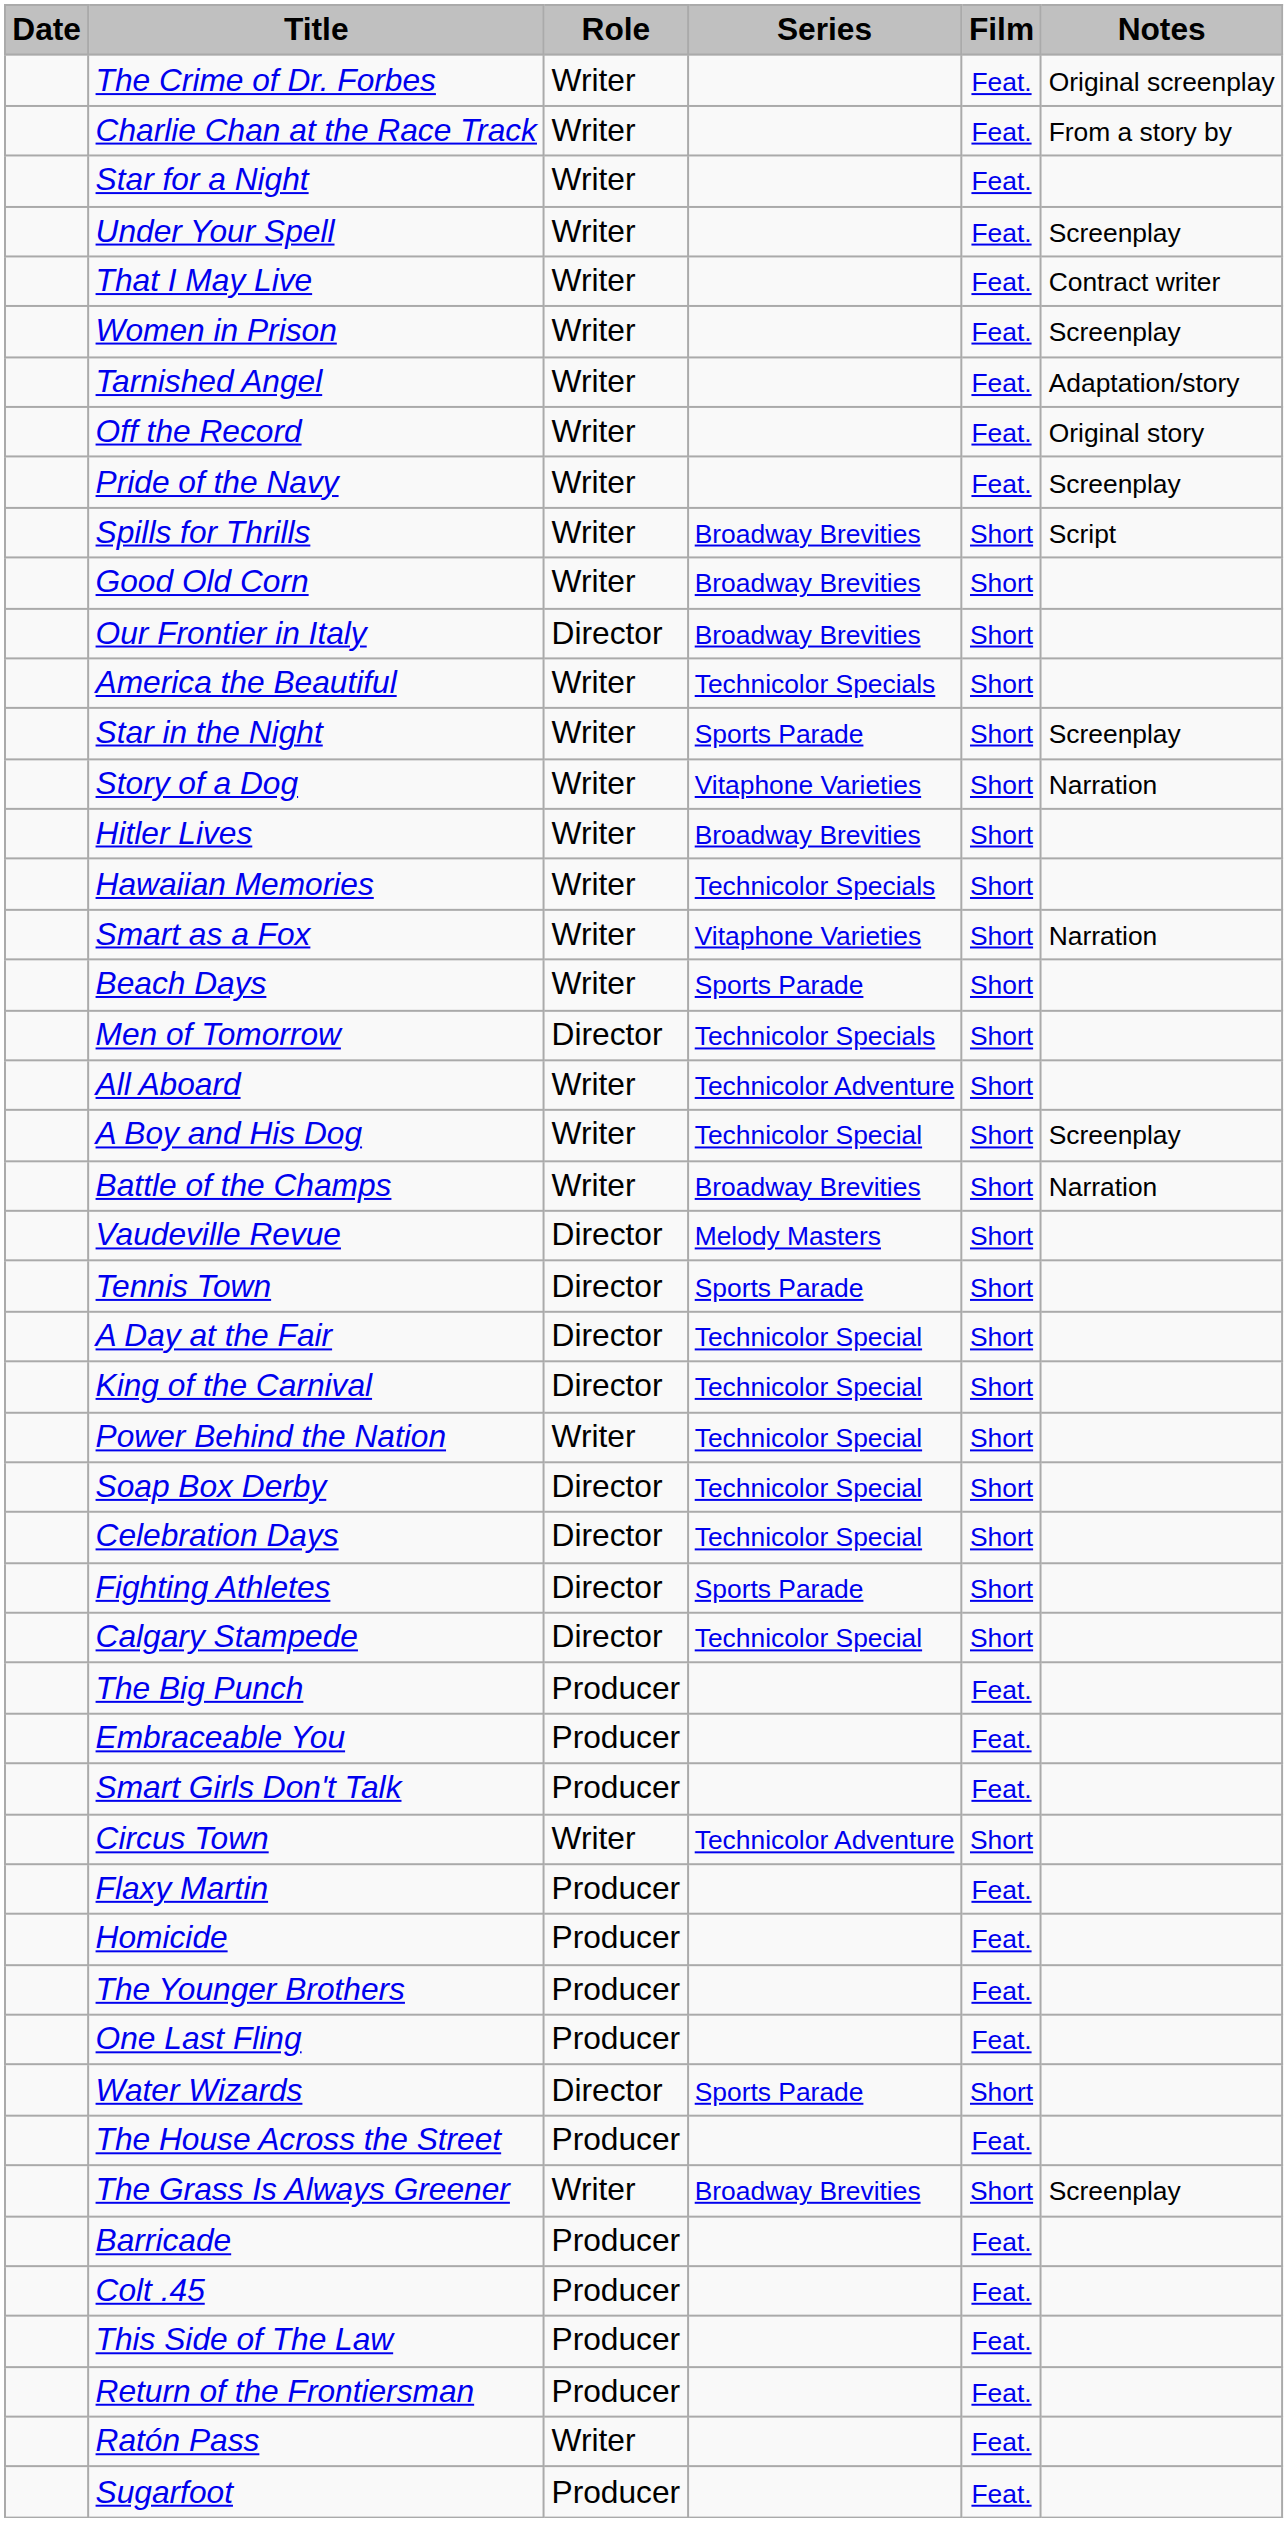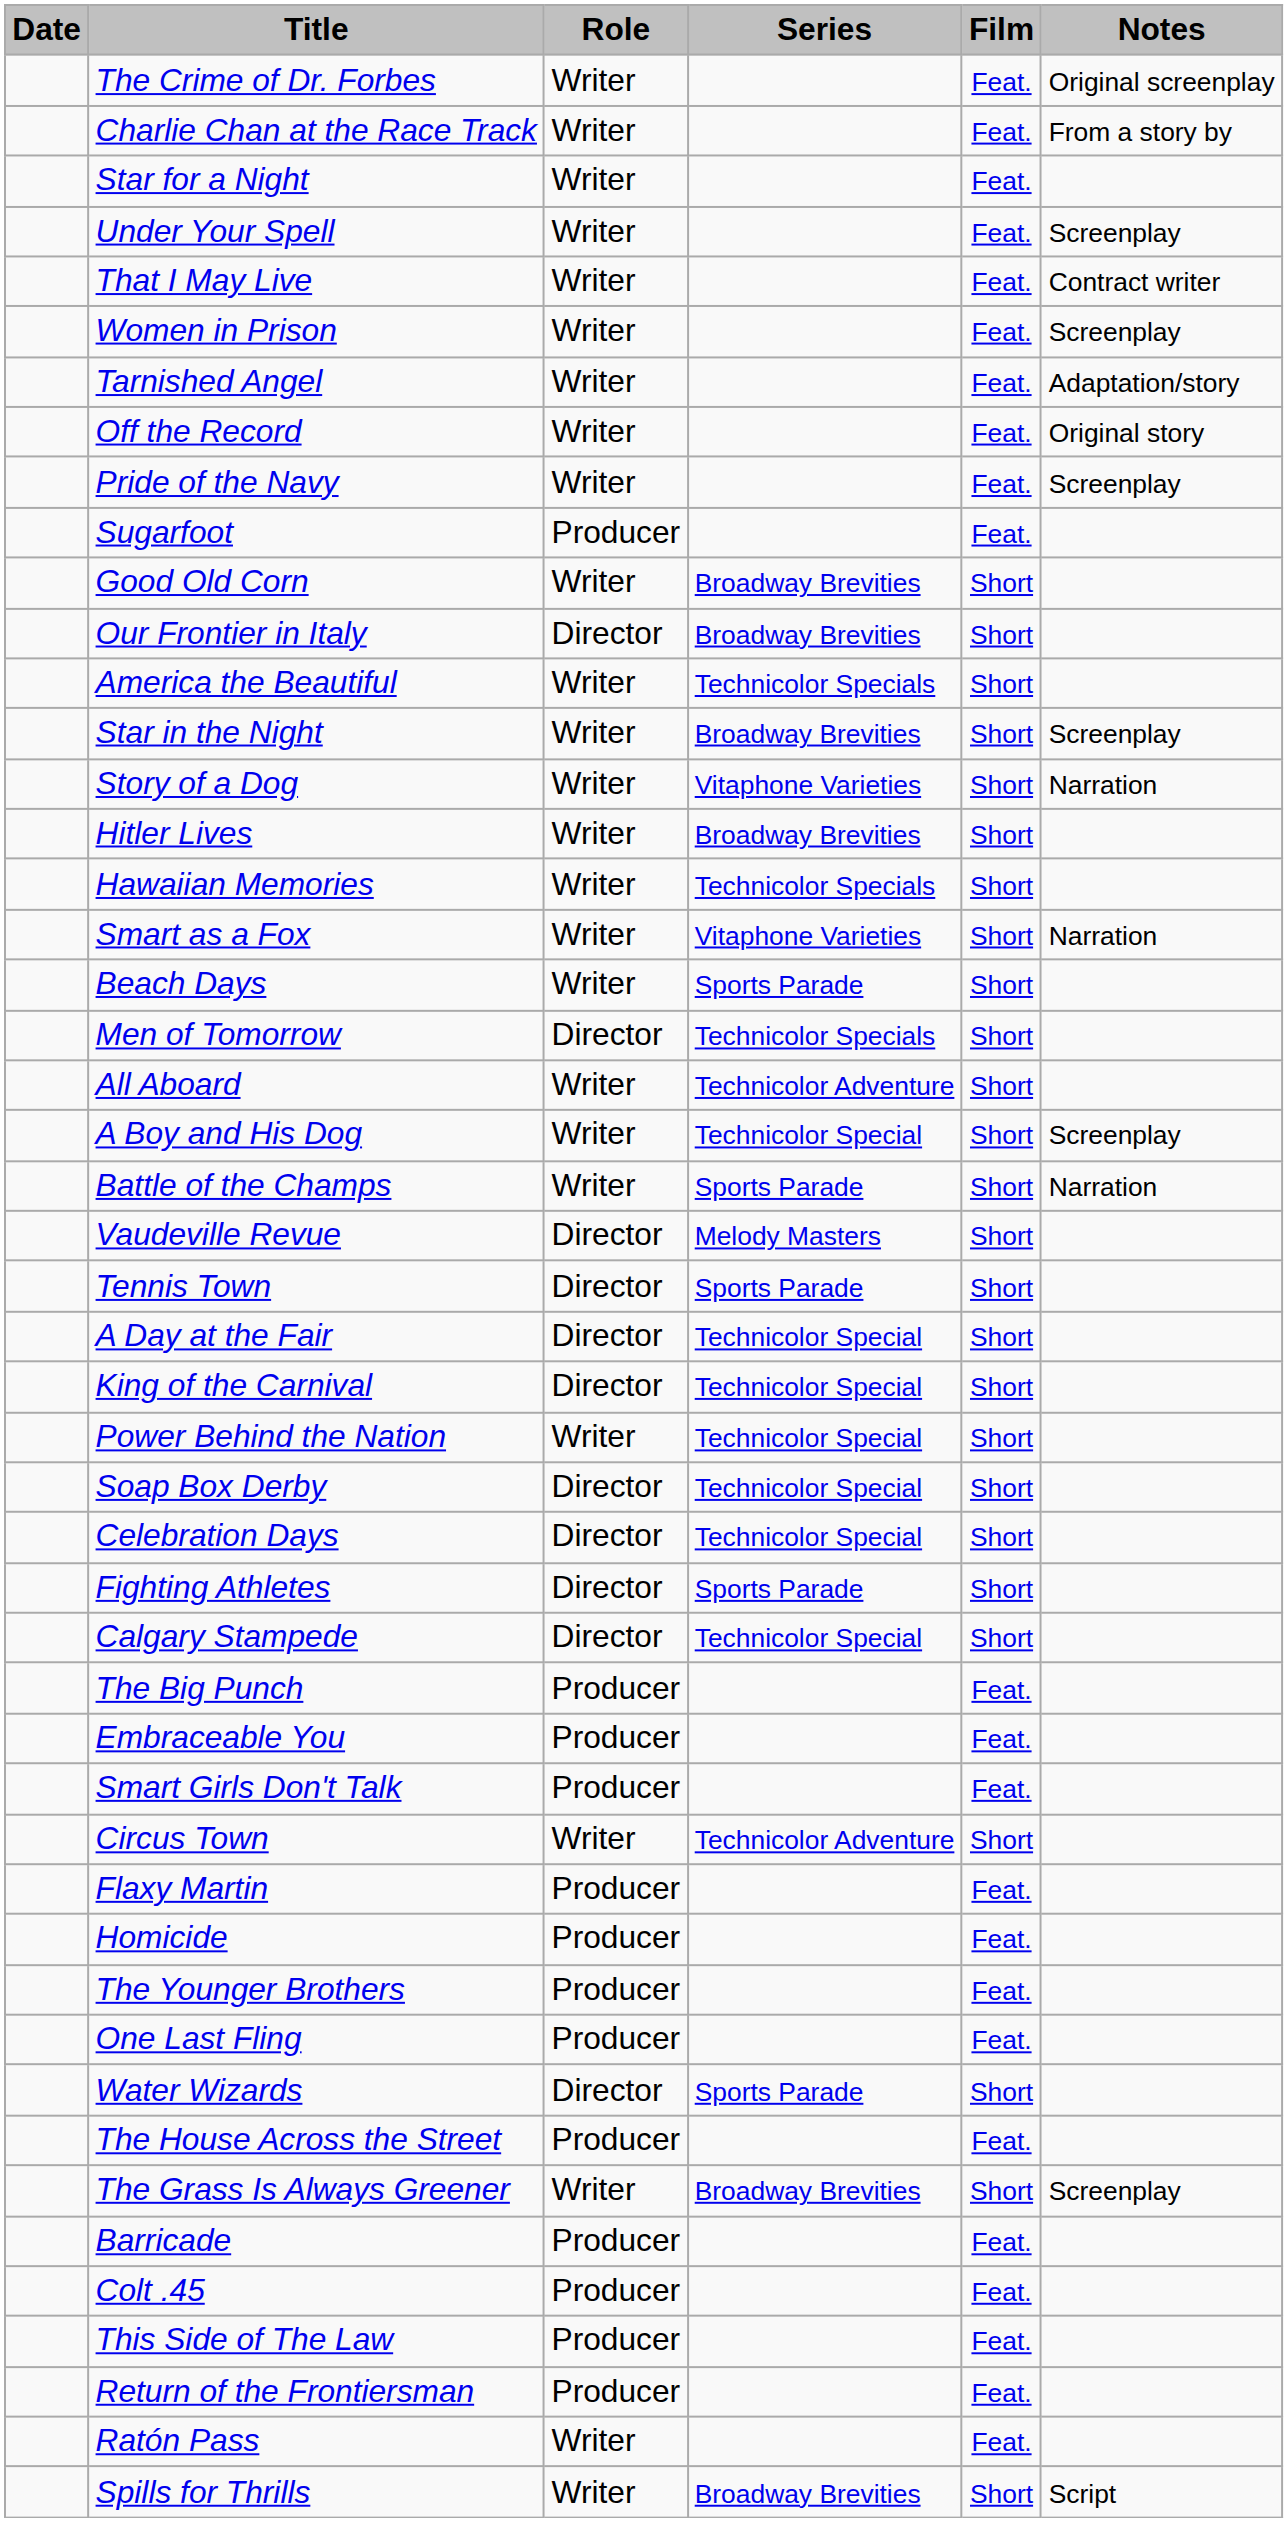rows swapped: (203, 532) <-> (164, 2491)
(779, 734) Sports Parade -> (808, 734) Broadway Brevities
(808, 1187) Broadway Brevities -> (779, 1187) Sports Parade
